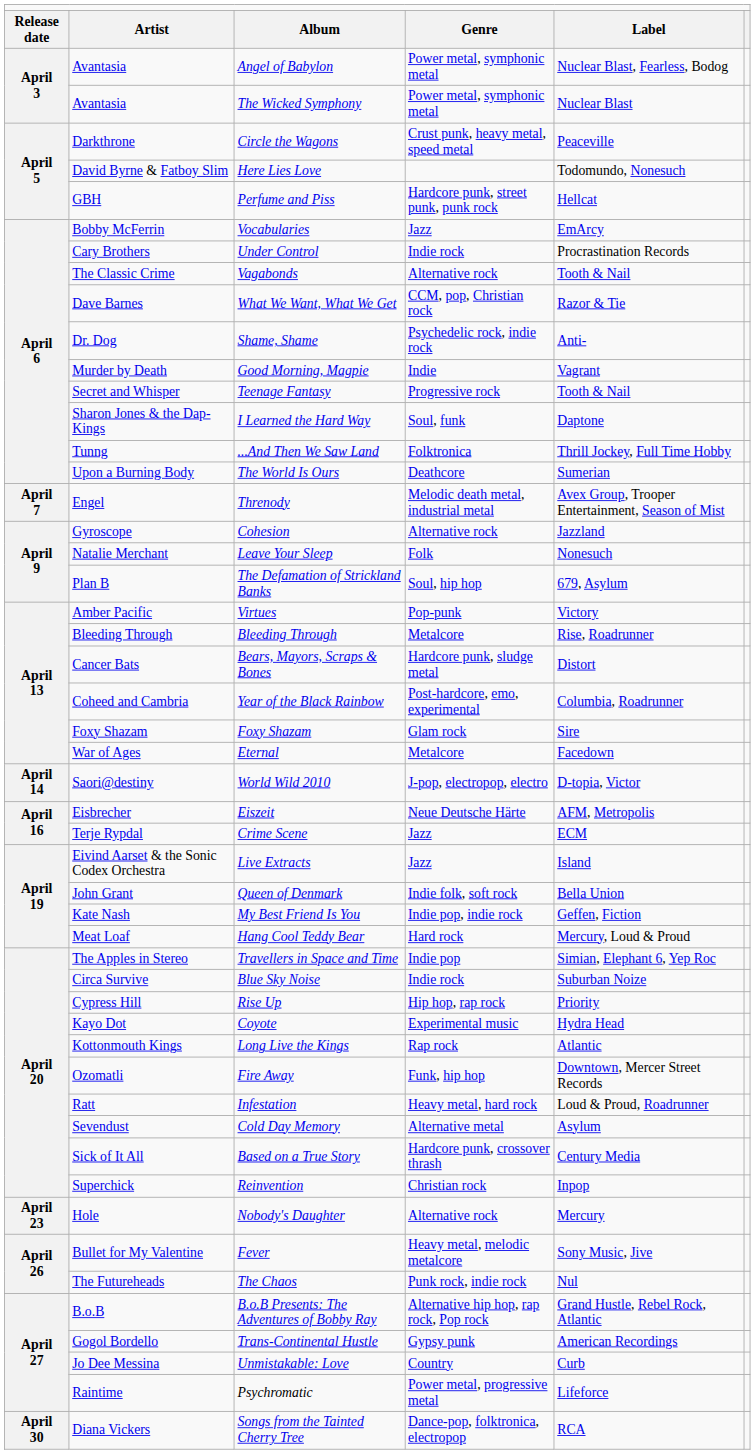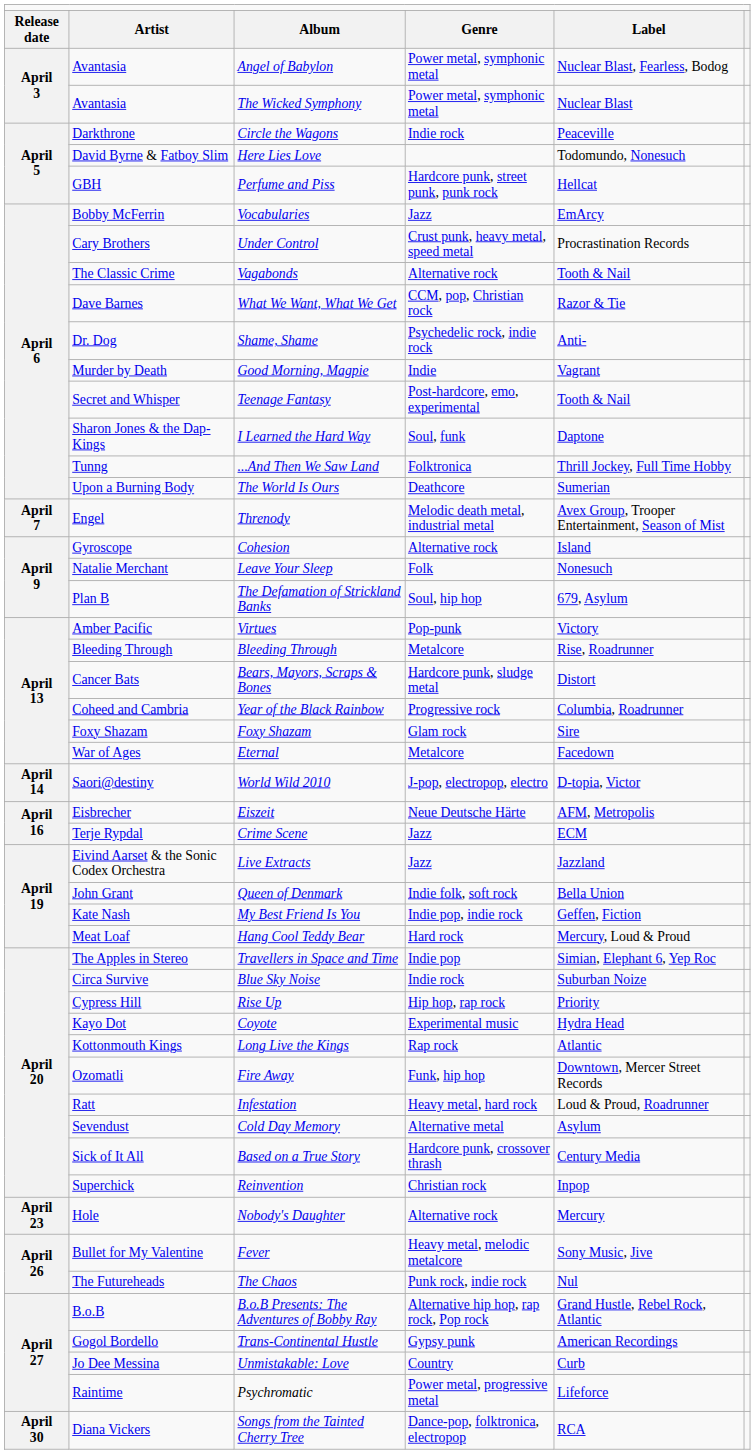(477, 141) Crust punk, heavy metal, speed metal -> (436, 133) Indie rock
(436, 251) Indie rock -> (477, 244) Crust punk, heavy metal, speed metal
(454, 391) Progressive rock -> (463, 399) Post-hardcore, emo, experimental
(581, 532) Jazzland -> (574, 547) Island
(463, 701) Post-hardcore, emo, experimental -> (454, 709) Progressive rock
(574, 863) Island -> (581, 863) Jazzland
